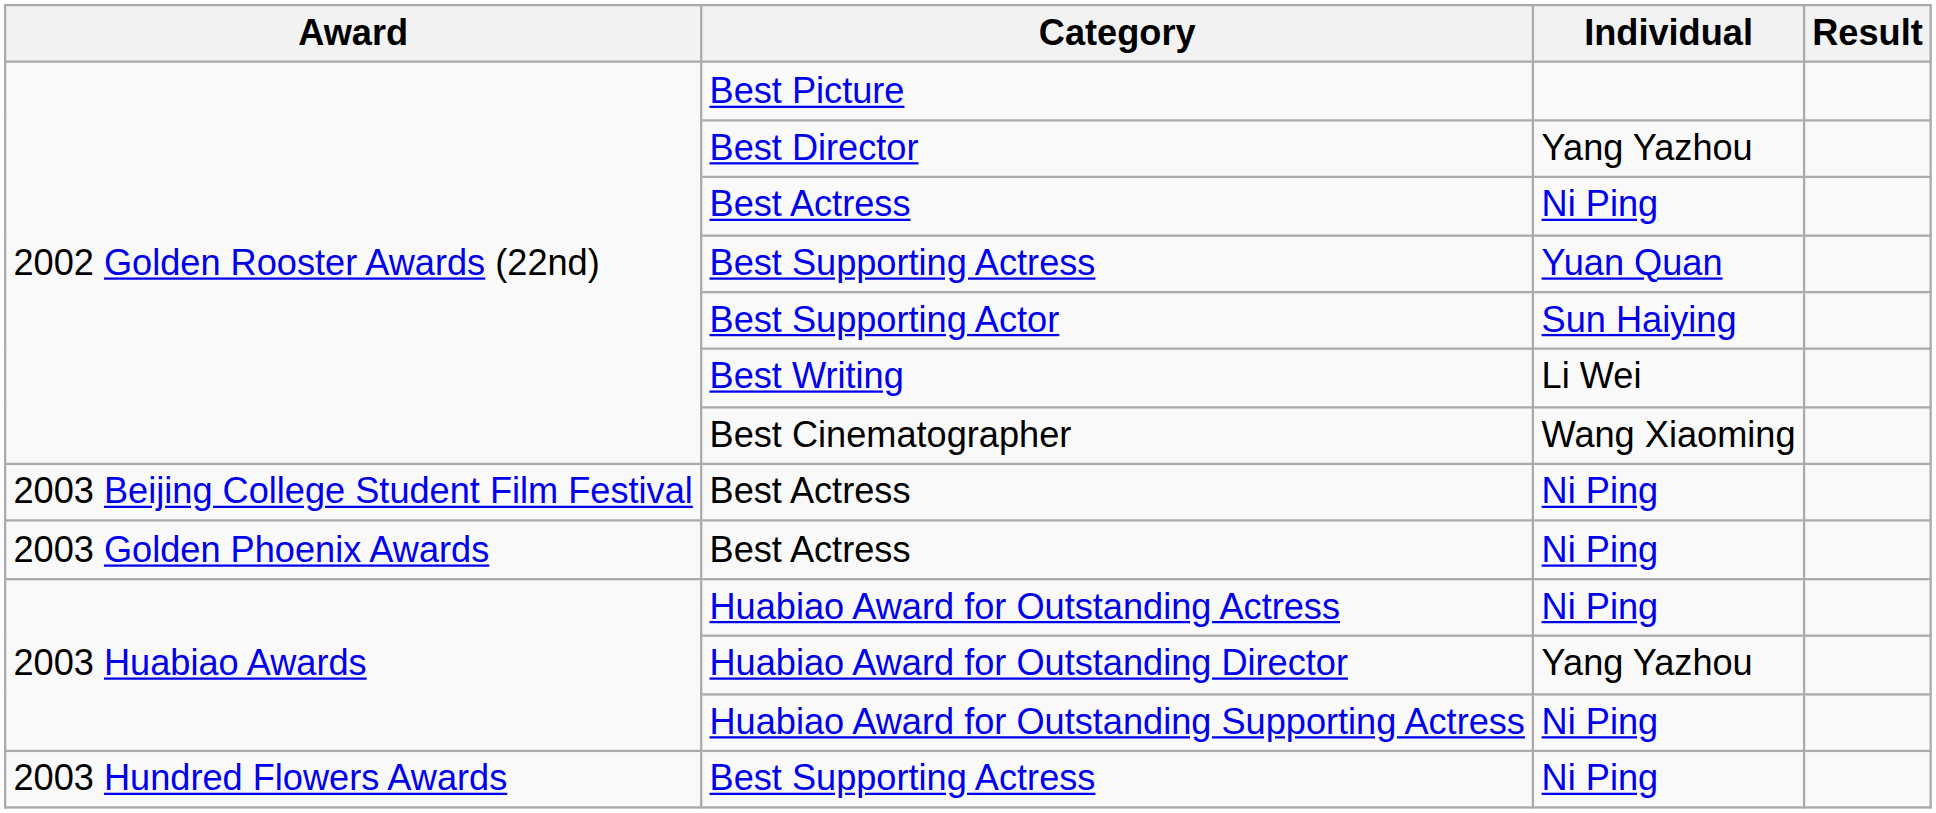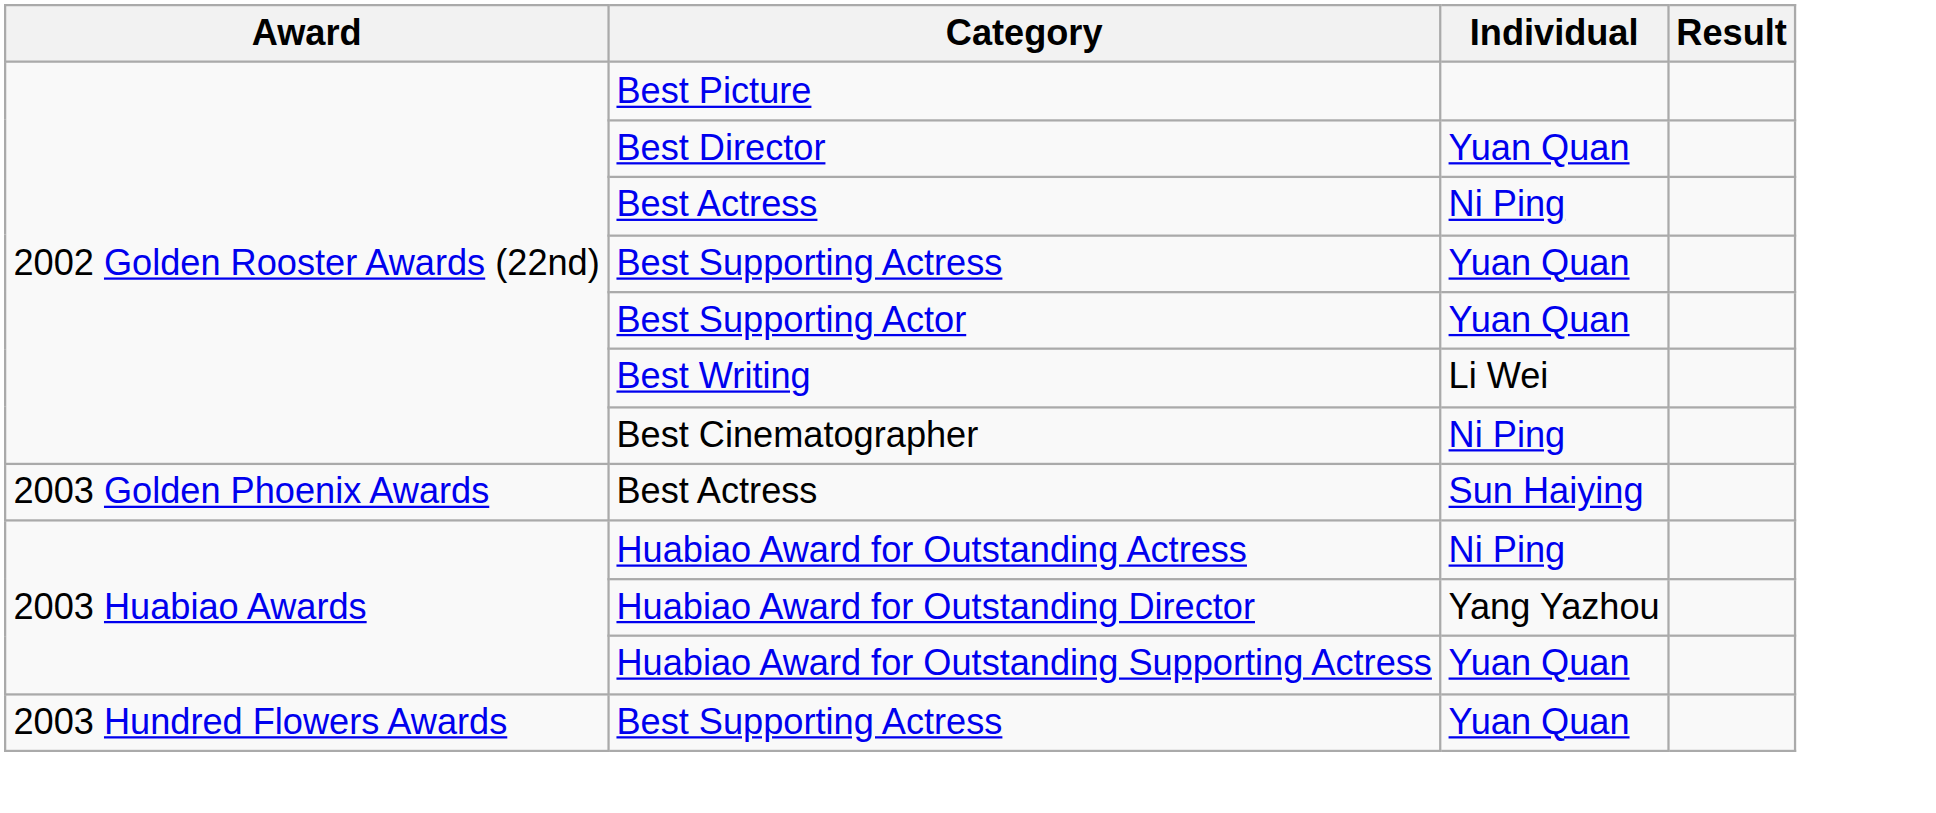(1647, 147) Yang Yazhou -> (1539, 147) Yuan Quan
(1639, 319) Sun Haiying -> (1539, 319) Yuan Quan
(1669, 434) Wang Xiaoming -> (1507, 434) Ni Ping
- row: (353, 491)
(1600, 549) Ni Ping -> (1546, 491) Sun Haiying
(1600, 721) Ni Ping -> (1539, 663) Yuan Quan
(1600, 778) Ni Ping -> (1539, 721) Yuan Quan
